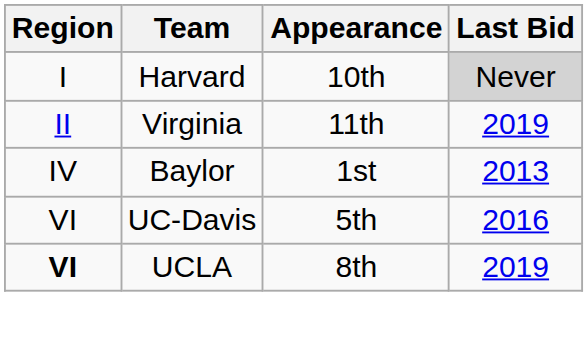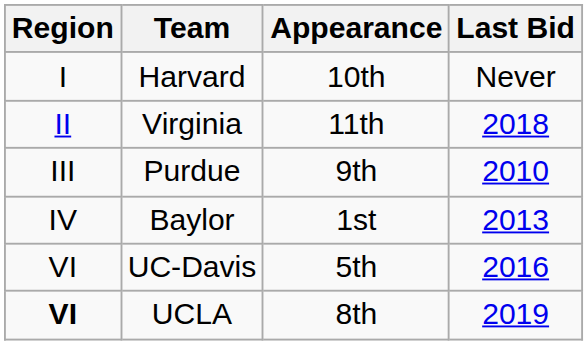(516, 76) lightgrey background -> (516, 76) no background
(516, 123) 2019 -> (516, 123) 2018
+ row: (192, 171)
